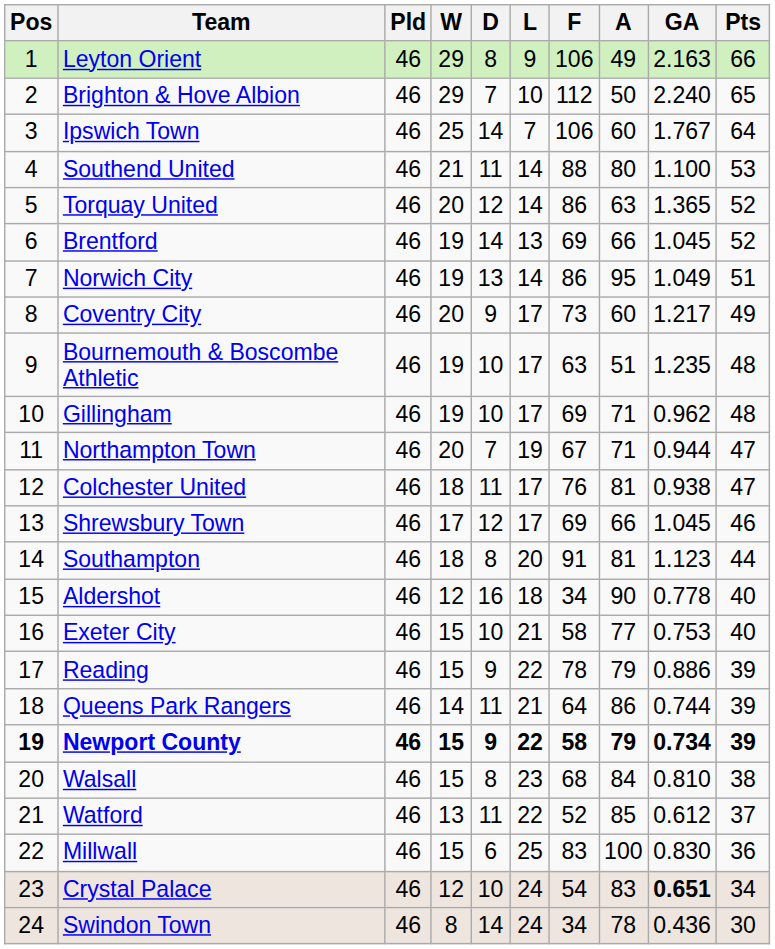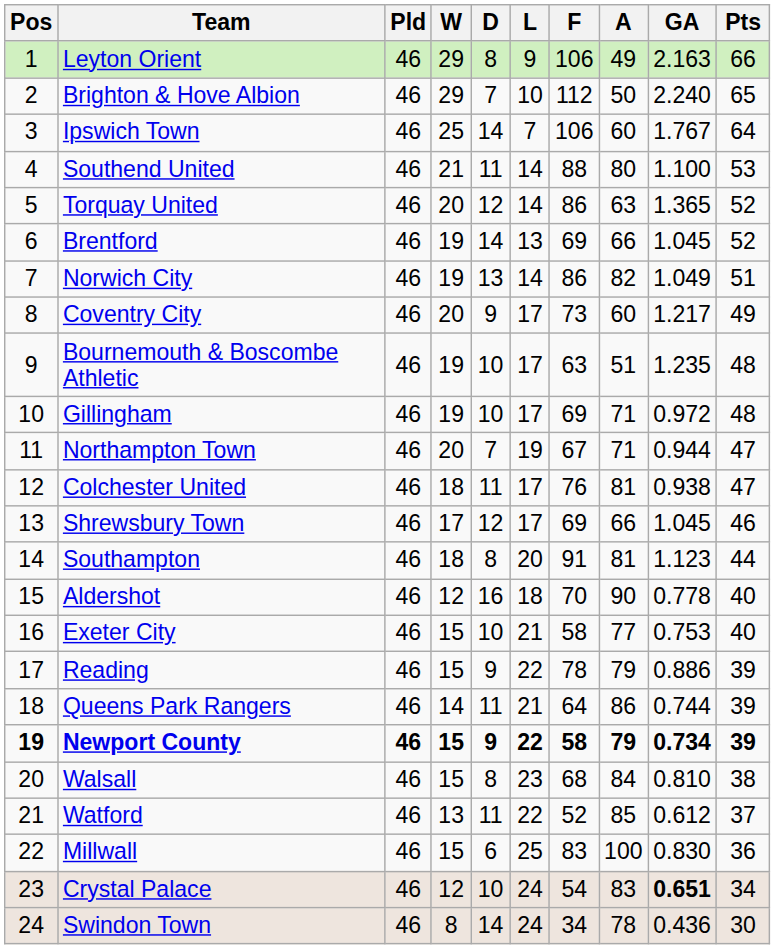(623, 278) 95 -> (623, 278) 82
(682, 414) 0.962 -> (682, 414) 0.972
(574, 596) 34 -> (574, 596) 70
